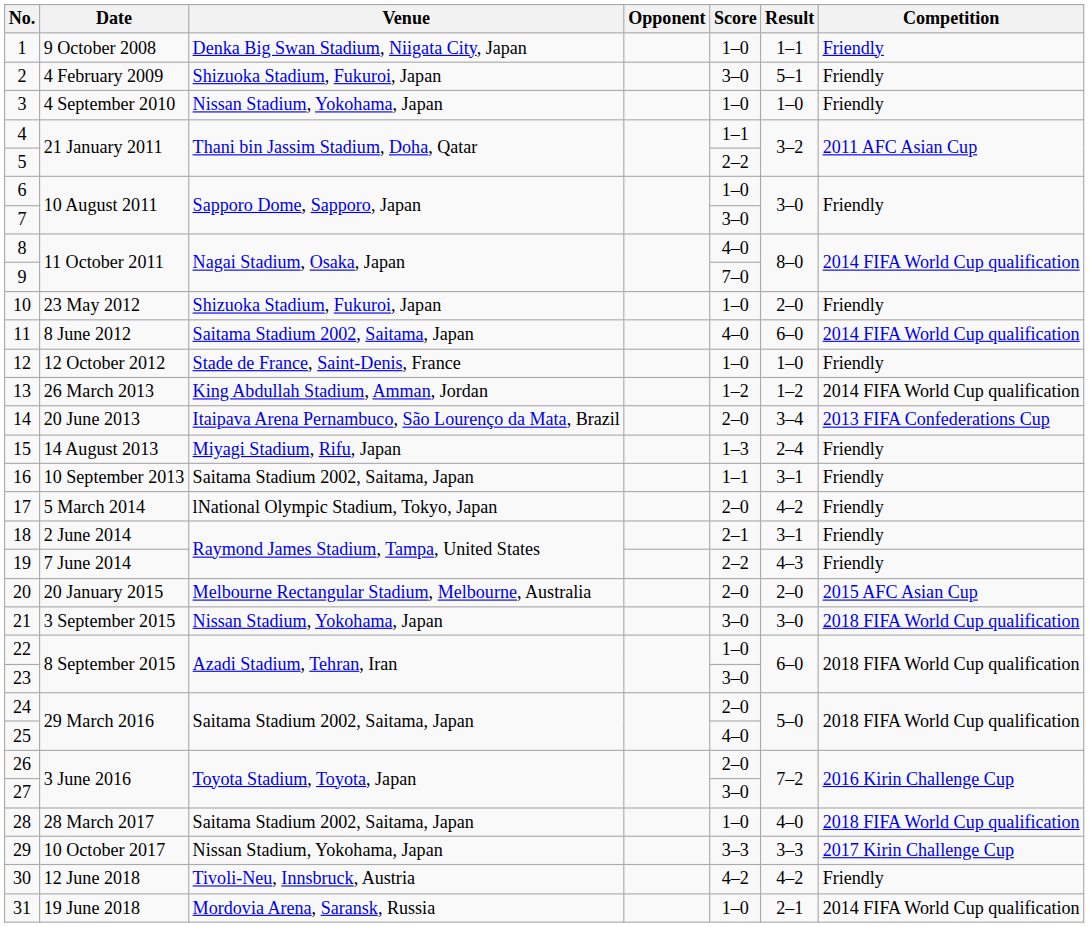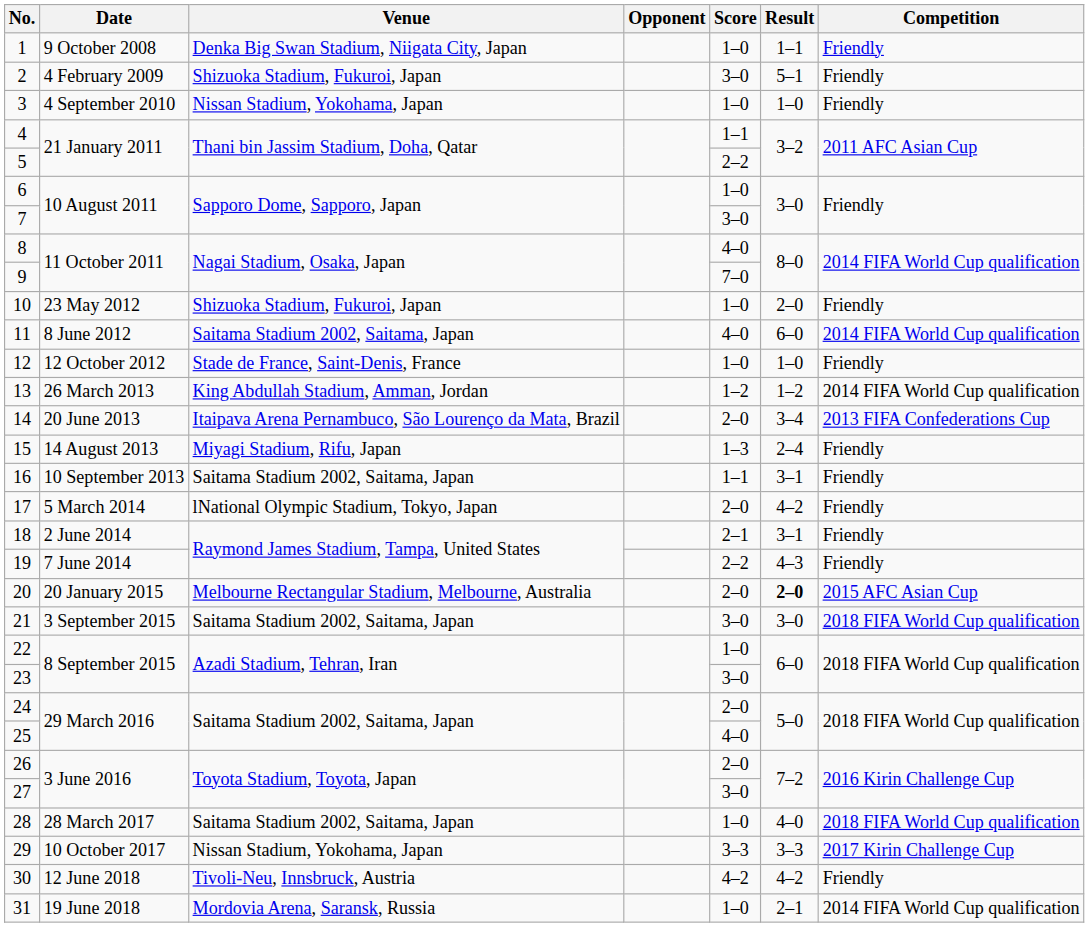(790, 592) normal -> (790, 592) bold
(318, 620) Nissan Stadium, Yokohama, Japan -> (333, 620) Saitama Stadium 2002, Saitama, Japan
